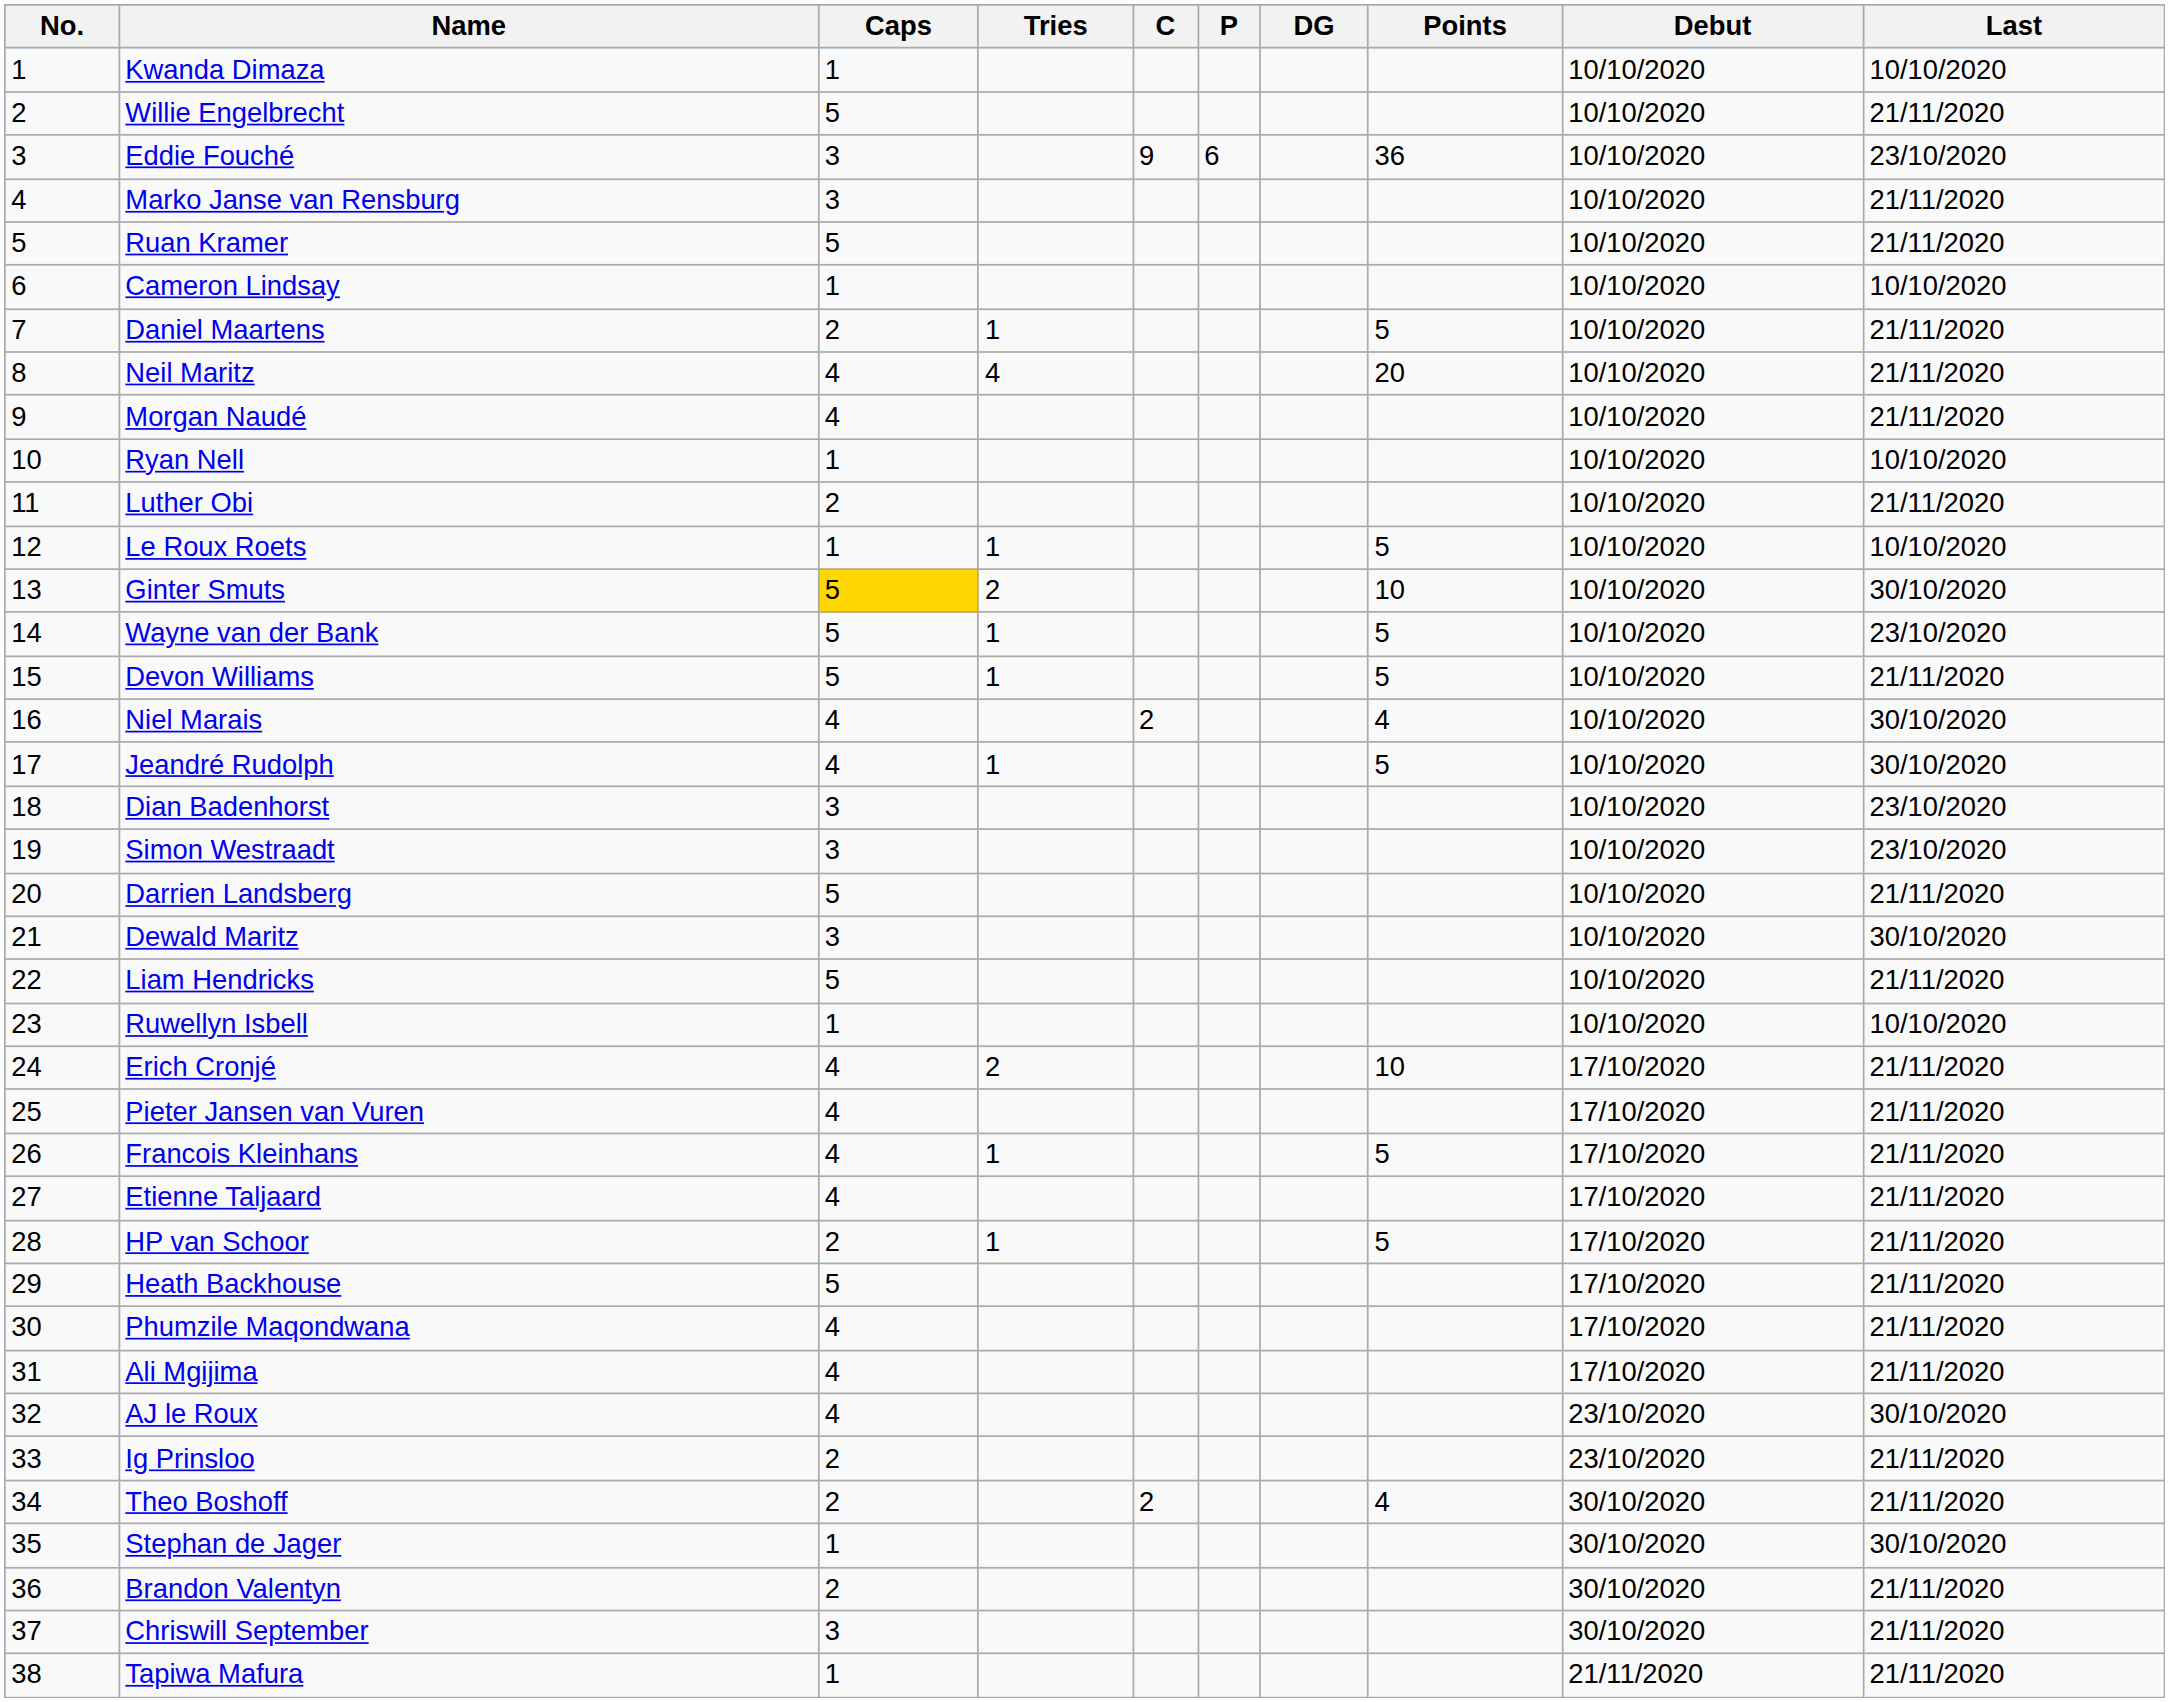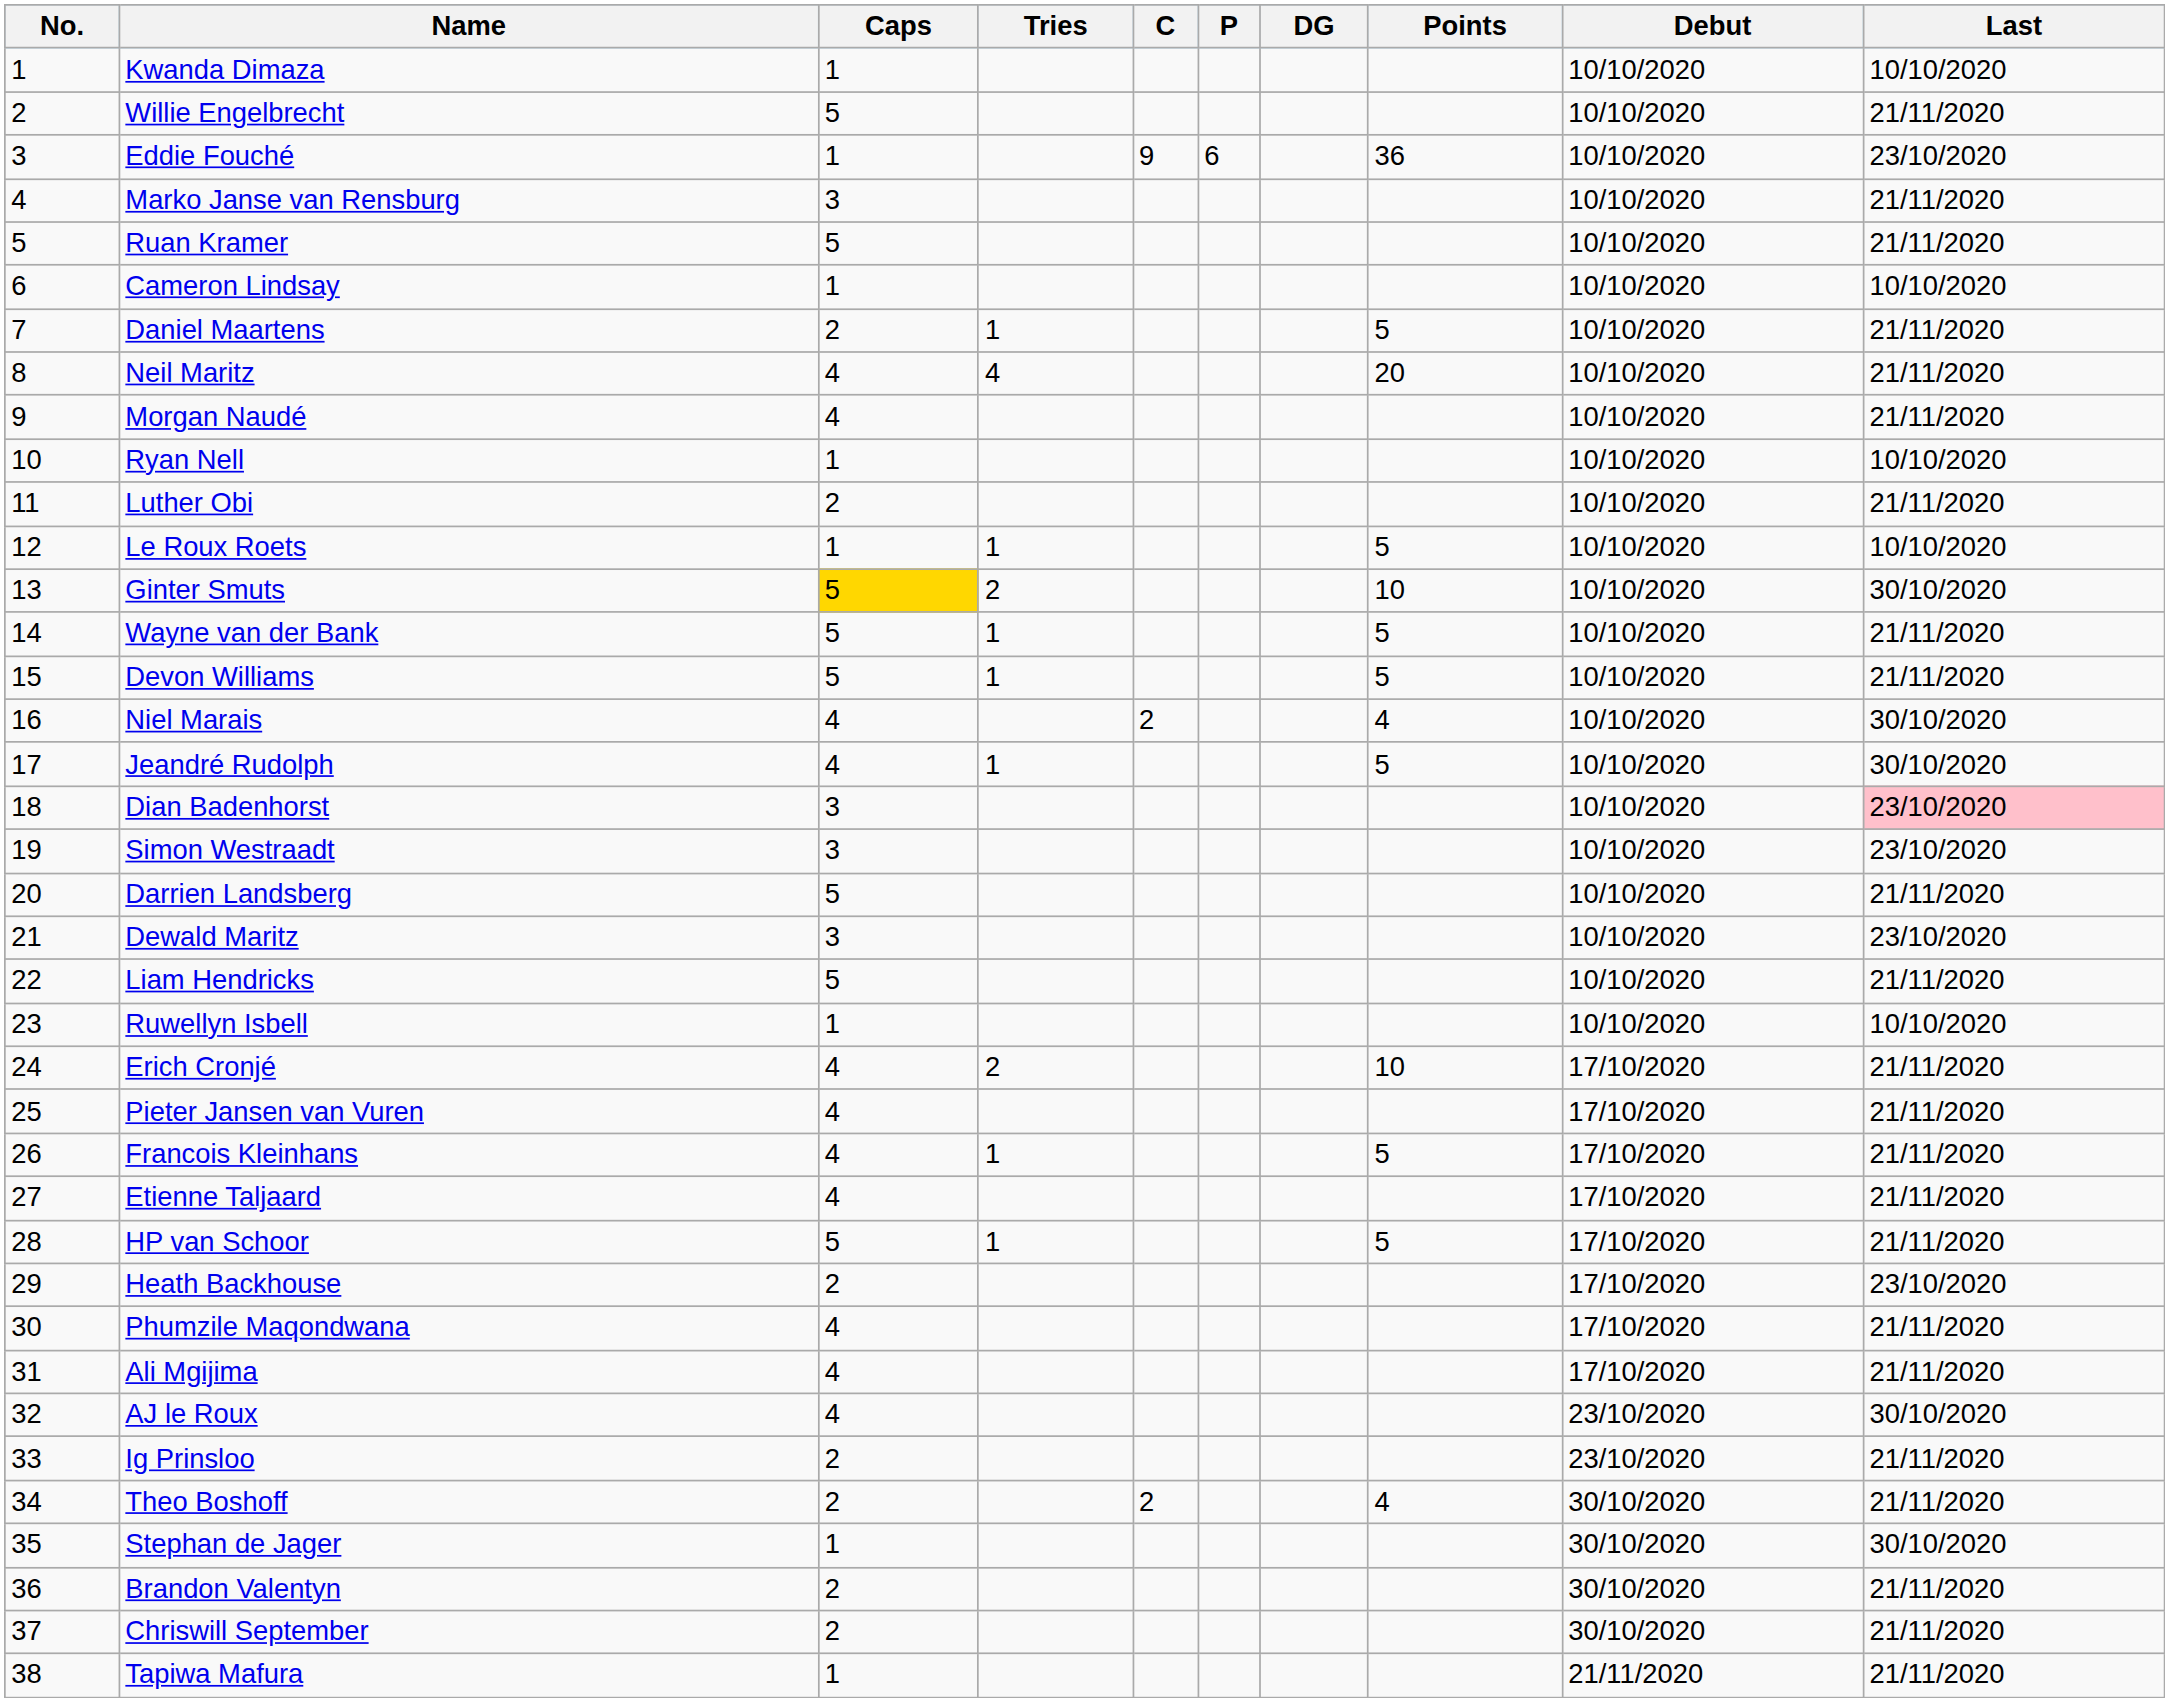(832, 156) 3 -> (832, 156) 1
(1938, 633) 23/10/2020 -> (1937, 633) 21/11/2020
(1938, 807) no background -> (1938, 807) pink background
(1938, 937) 30/10/2020 -> (1938, 937) 23/10/2020
(832, 1241) 2 -> (832, 1241) 5
(832, 1284) 5 -> (832, 1284) 2
(1937, 1284) 21/11/2020 -> (1938, 1284) 23/10/2020
(832, 1631) 3 -> (832, 1631) 2
